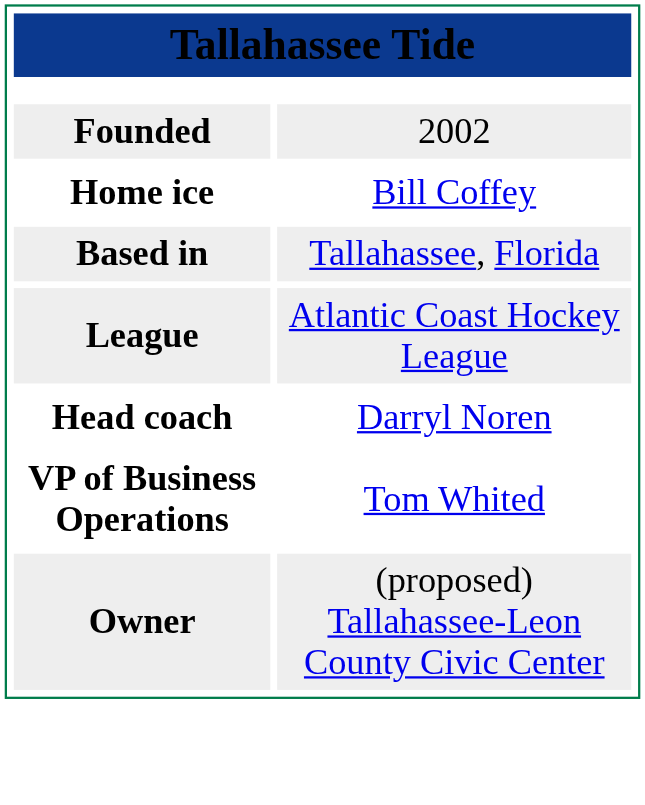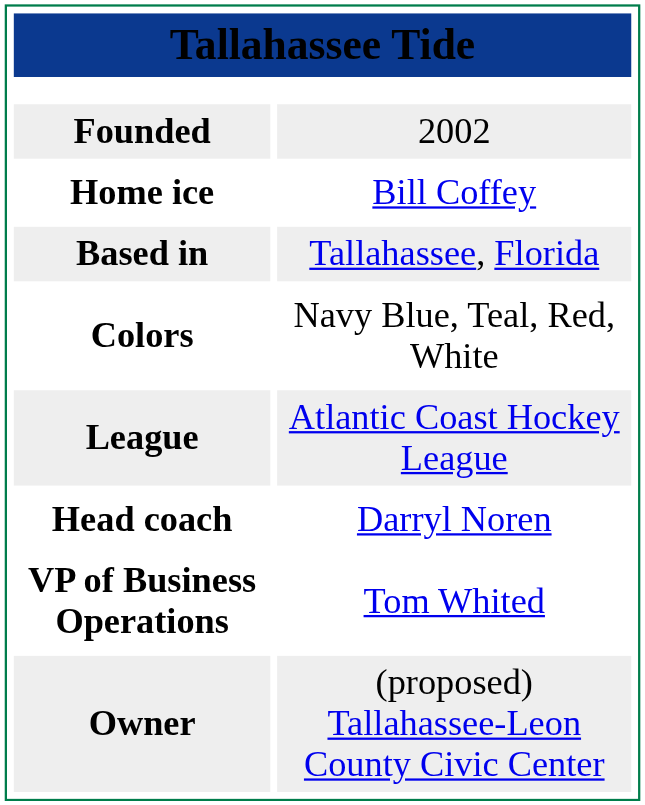+ row: (142, 335)
